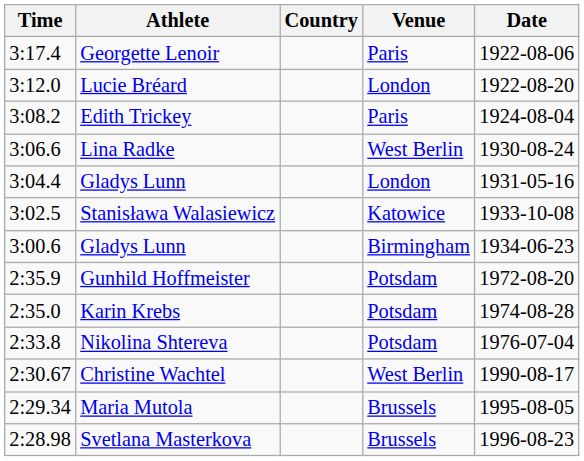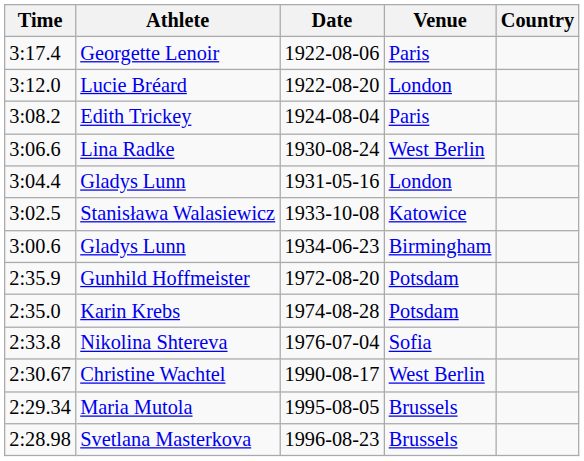columns swapped: (321, 20) <-> (527, 20)
(402, 342) Potsdam -> (410, 342) Sofia
